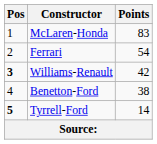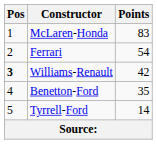(144, 91) 38 -> (144, 91) 35
(10, 110) bold -> (10, 110) normal
